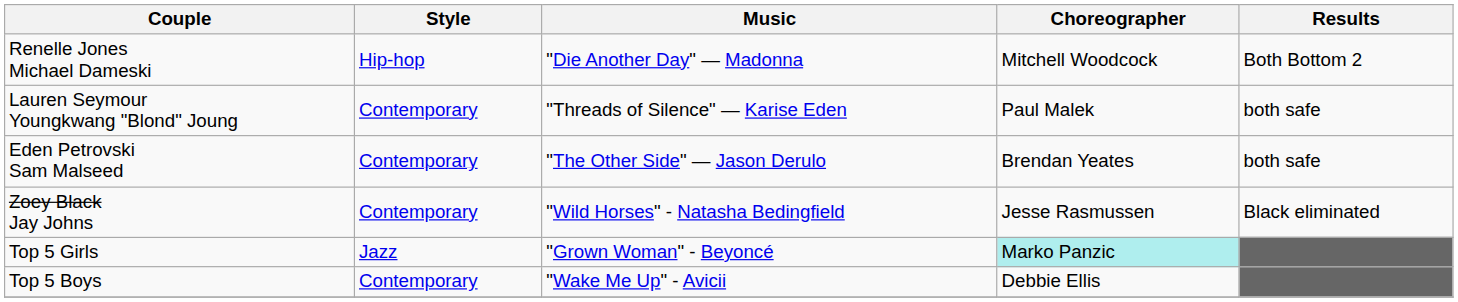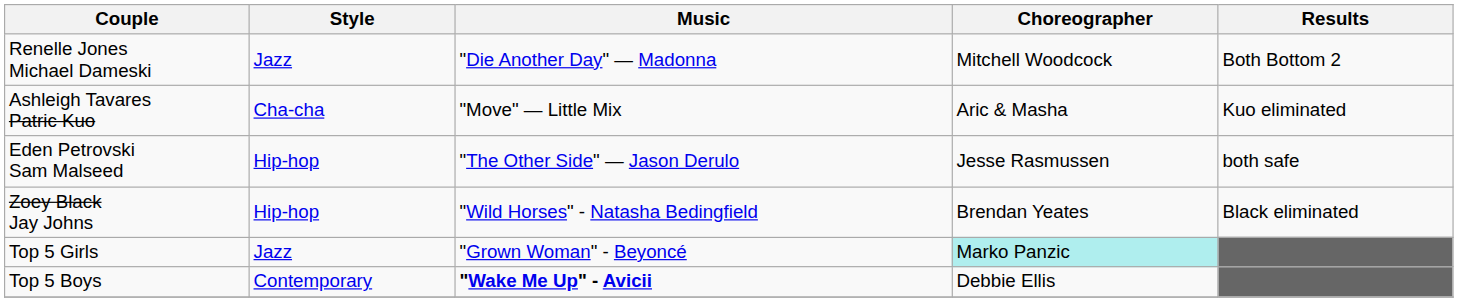(392, 59) Hip-hop -> (273, 59) Jazz
+ row: (80, 110)
- row: (123, 110)
(418, 161) Contemporary -> (286, 161) Hip-hop
(1068, 161) Brendan Yeates -> (1033, 161) Jesse Rasmussen
(418, 211) Contemporary -> (286, 211) Hip-hop
(1078, 211) Jesse Rasmussen -> (1023, 211) Brendan Yeates
(636, 281) normal -> (556, 281) bold
